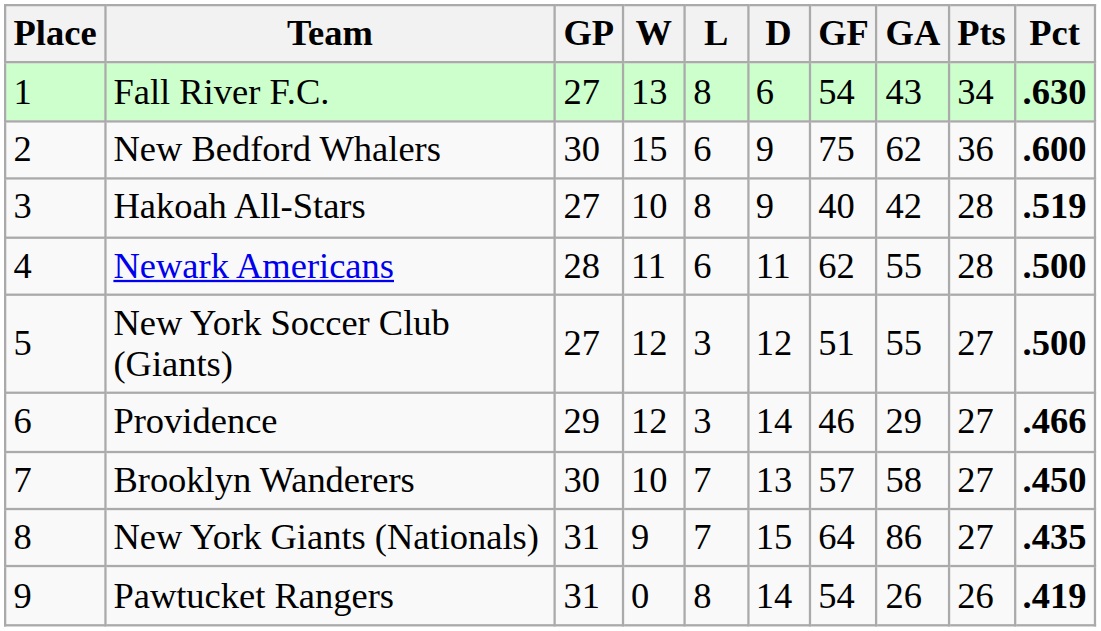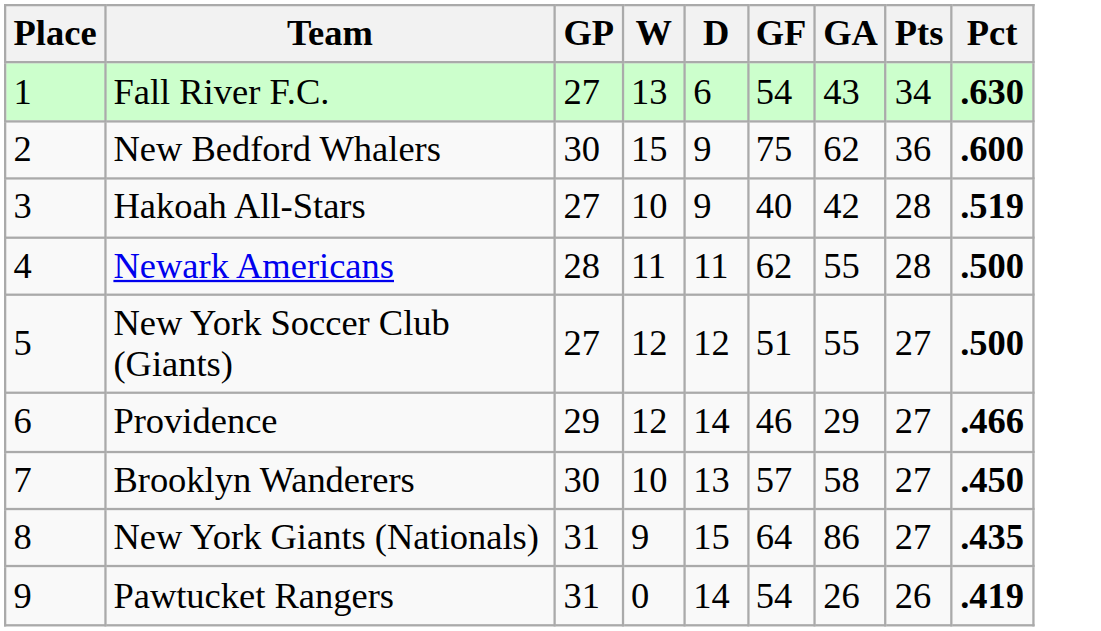- column: (716, 33)
